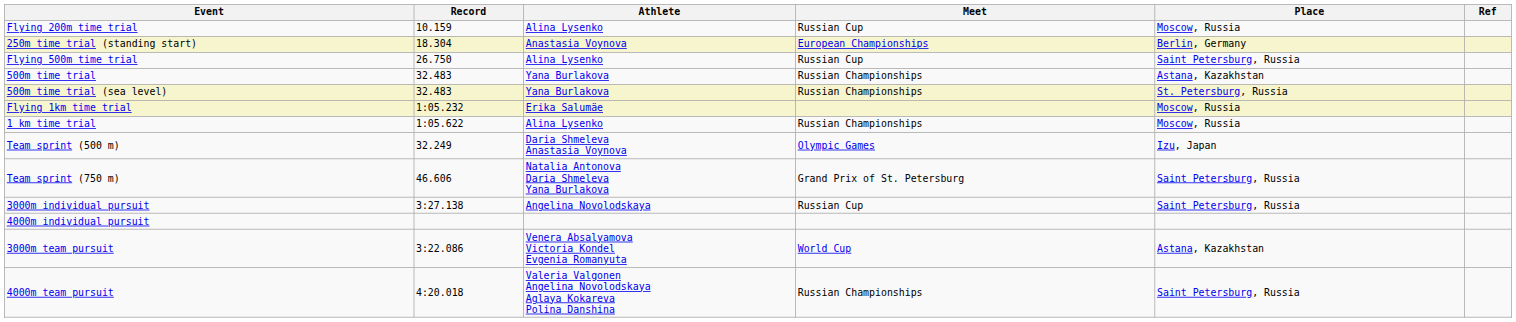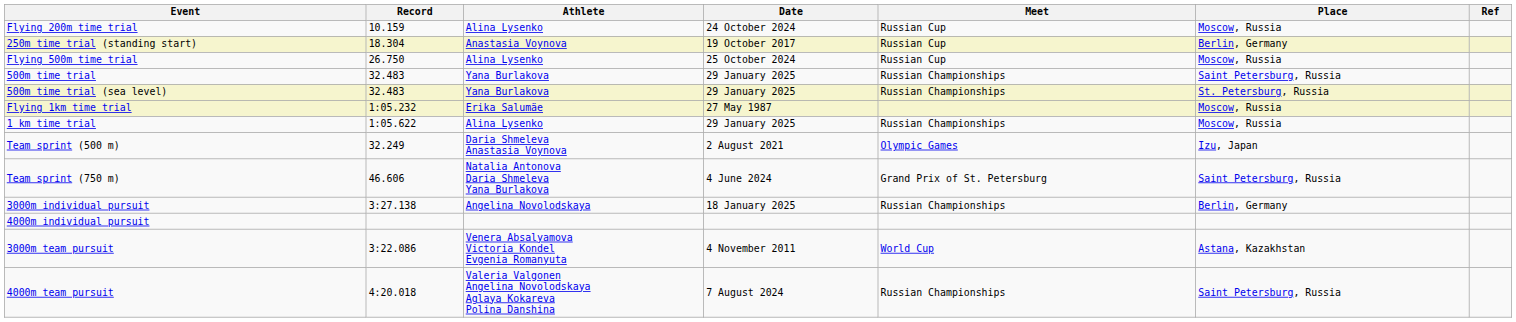+ column: (791, 13)
(863, 45) European Championships -> (913, 45) Russian Cup
(1228, 61) Saint Petersburg, Russia -> (1240, 61) Moscow, Russia
(1211, 77) Astana, Kazakhstan -> (1270, 77) Saint Petersburg, Russia
(830, 206) Russian Cup -> (943, 206) Russian Championships
(1228, 206) Saint Petersburg, Russia -> (1243, 206) Berlin, Germany
